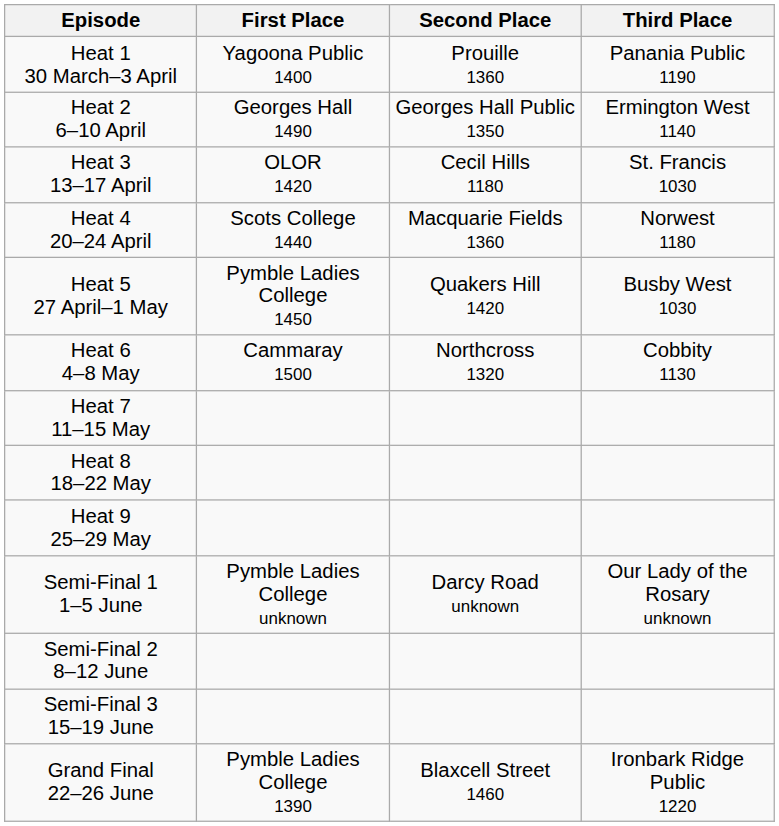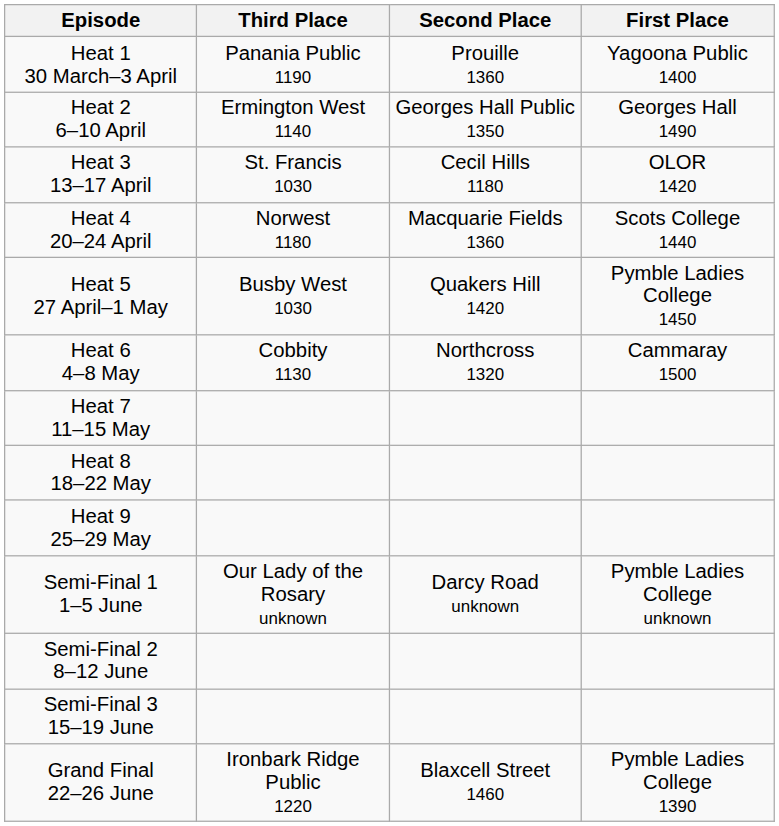columns swapped: (293, 20) <-> (677, 20)
